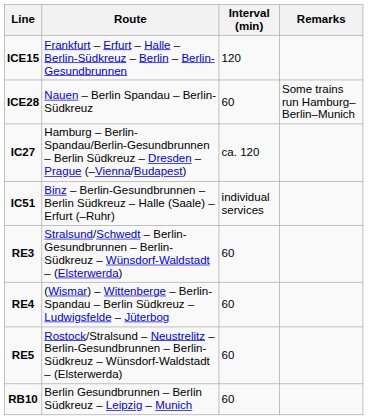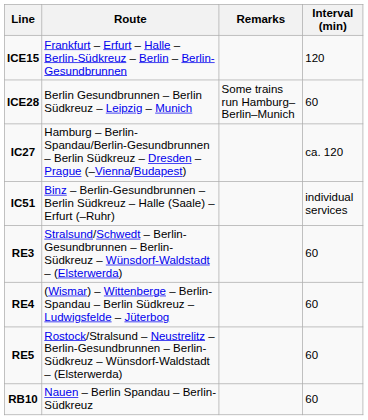columns swapped: (249, 20) <-> (321, 20)
(130, 102) Nauen – Berlin Spandau – Berlin-Südkreuz -> (123, 102) Berlin Gesundbrunnen – Berlin Südkreuz – Leipzig – Munich
(123, 399) Berlin Gesundbrunnen – Berlin Südkreuz – Leipzig – Munich -> (130, 399) Nauen – Berlin Spandau – Berlin-Südkreuz
